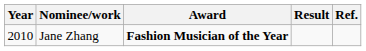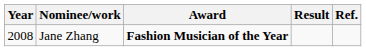(20, 35) 2010 -> (20, 35) 2008
